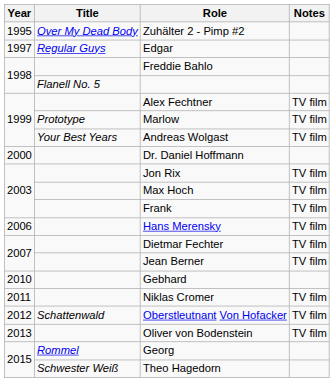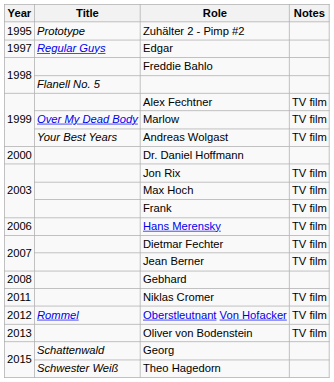(87, 31) Over My Dead Body -> (61, 31) Prototype
(61, 119) Prototype -> (87, 119) Over My Dead Body
(19, 279) 2010 -> (19, 279) 2008
(71, 315) Schattenwald -> (58, 315) Rommel
(58, 350) Rommel -> (71, 350) Schattenwald
